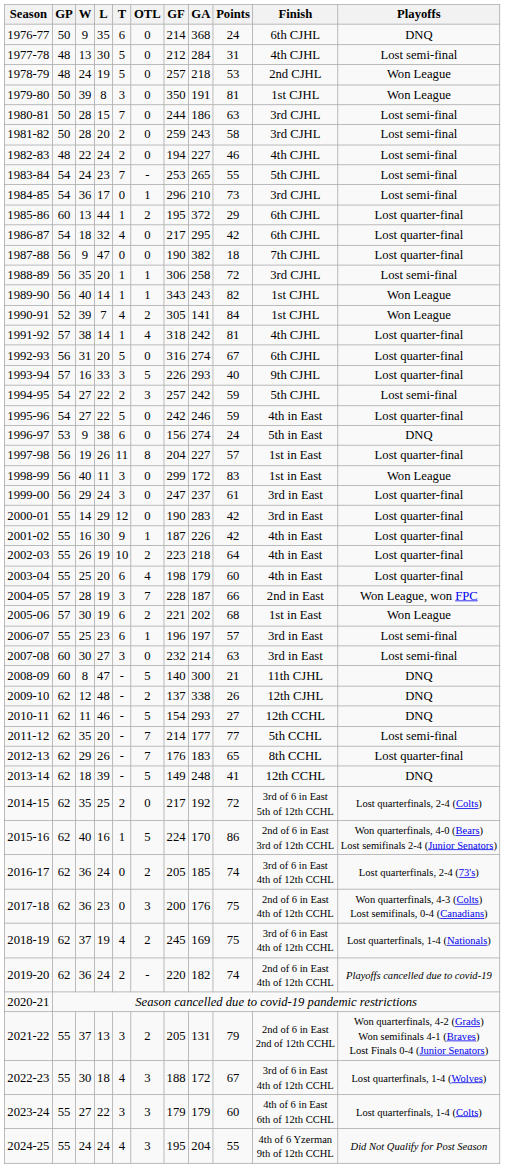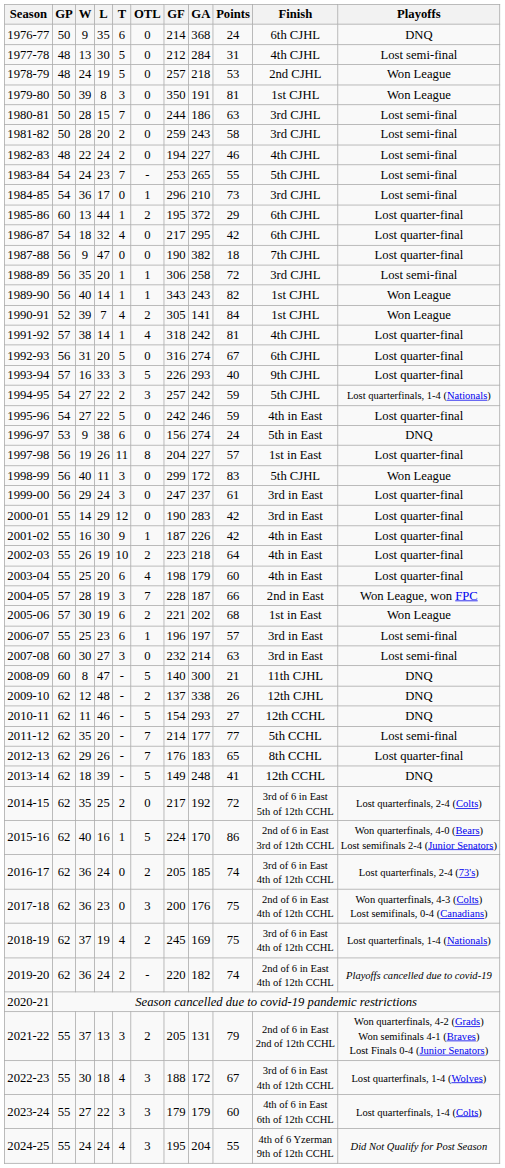(419, 395) Lost semi-final -> (419, 396) Lost quarterfinals, 1-4 (Nationals)
(295, 475) 1st in East -> (295, 475) 5th CJHL
